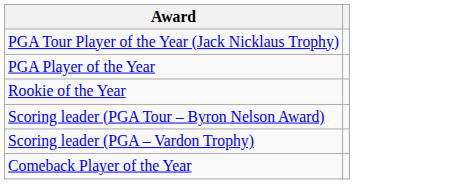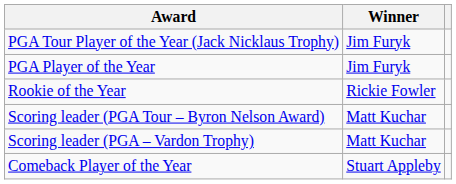+ column: (394, 16)
